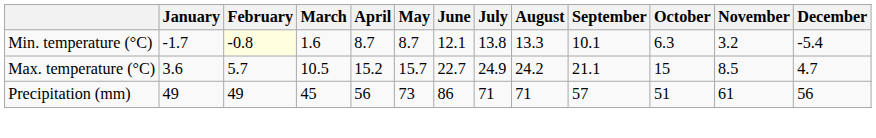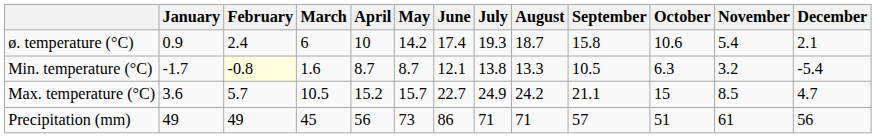+ row: (71, 42)
(586, 42) 10.1 -> (586, 68) 10.5
